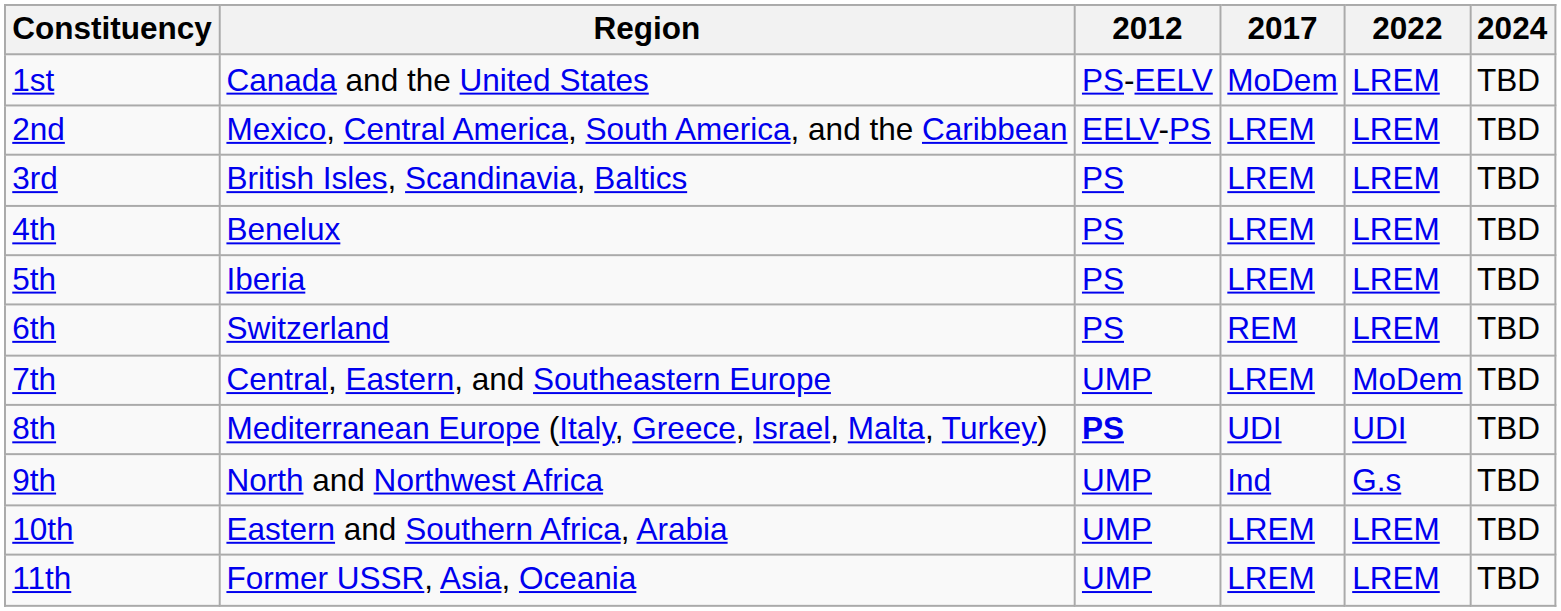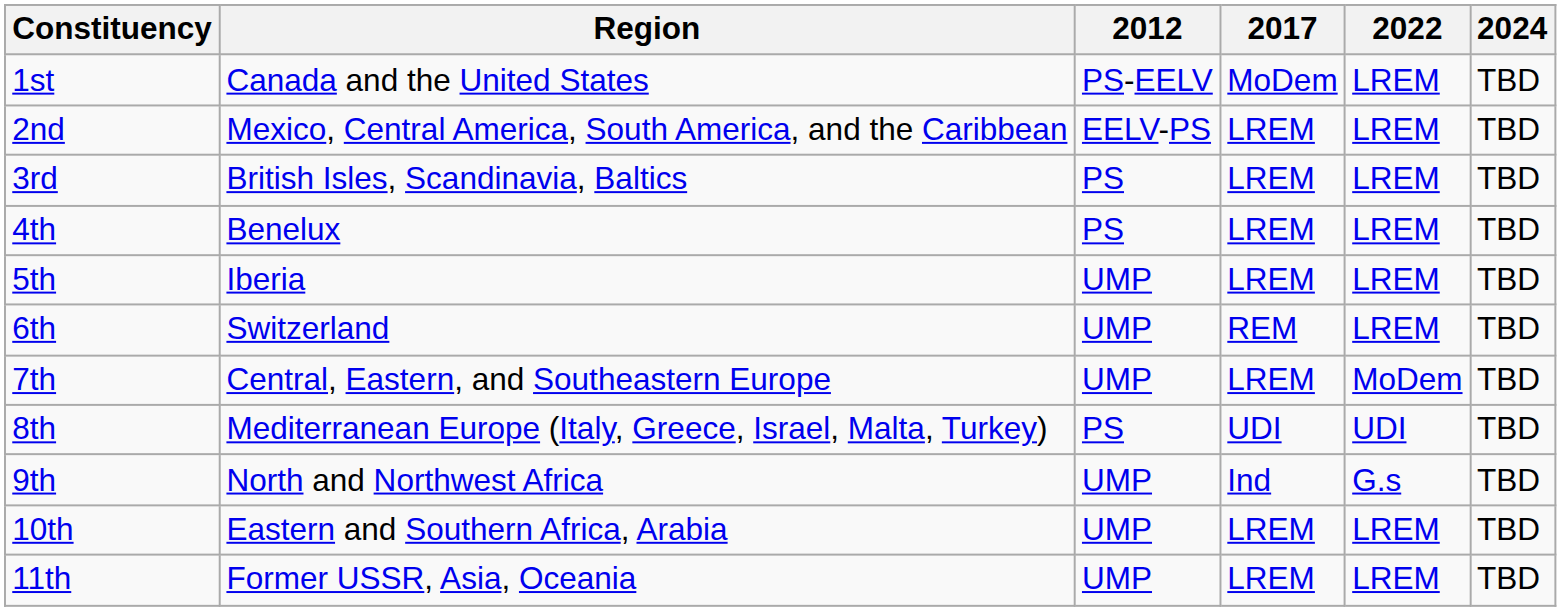(1103, 279) PS -> (1117, 279) UMP
(1103, 329) PS -> (1117, 329) UMP
(1103, 429) bold -> (1103, 429) normal
